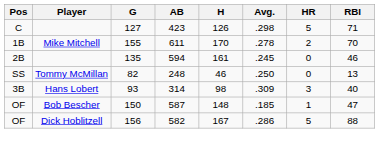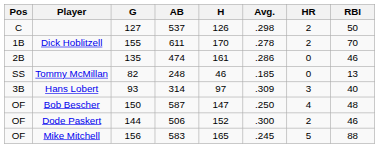(177, 27) 423 -> (177, 27) 537
(309, 27) 5 -> (309, 27) 2
(353, 27) 71 -> (353, 27) 50
(72, 43) Mike Mitchell -> (72, 43) Dick Hoblitzell
(177, 58) 594 -> (177, 58) 474
(265, 58) .245 -> (265, 58) .286
(265, 74) .250 -> (265, 74) .185
(221, 89) 98 -> (221, 89) 97
(221, 105) 148 -> (221, 105) 147
(265, 105) .185 -> (265, 105) .250
(309, 105) 1 -> (309, 105) 4
(353, 105) 47 -> (353, 105) 48
+ row: (133, 120)
(72, 120) Dick Hoblitzell -> (72, 136) Mike Mitchell
(177, 120) 582 -> (177, 136) 583
(221, 120) 167 -> (221, 136) 165
(265, 120) .286 -> (265, 136) .245
